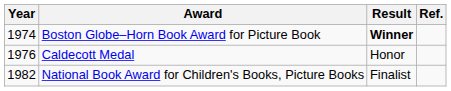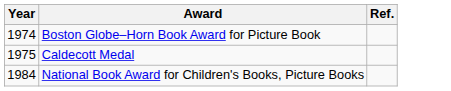- column: (392, 14)
(22, 55) 1976 -> (22, 55) 1975
(22, 75) 1982 -> (22, 75) 1984
